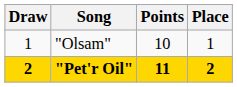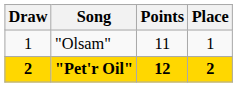(162, 43) 10 -> (162, 43) 11
(162, 69) 11 -> (162, 69) 12
